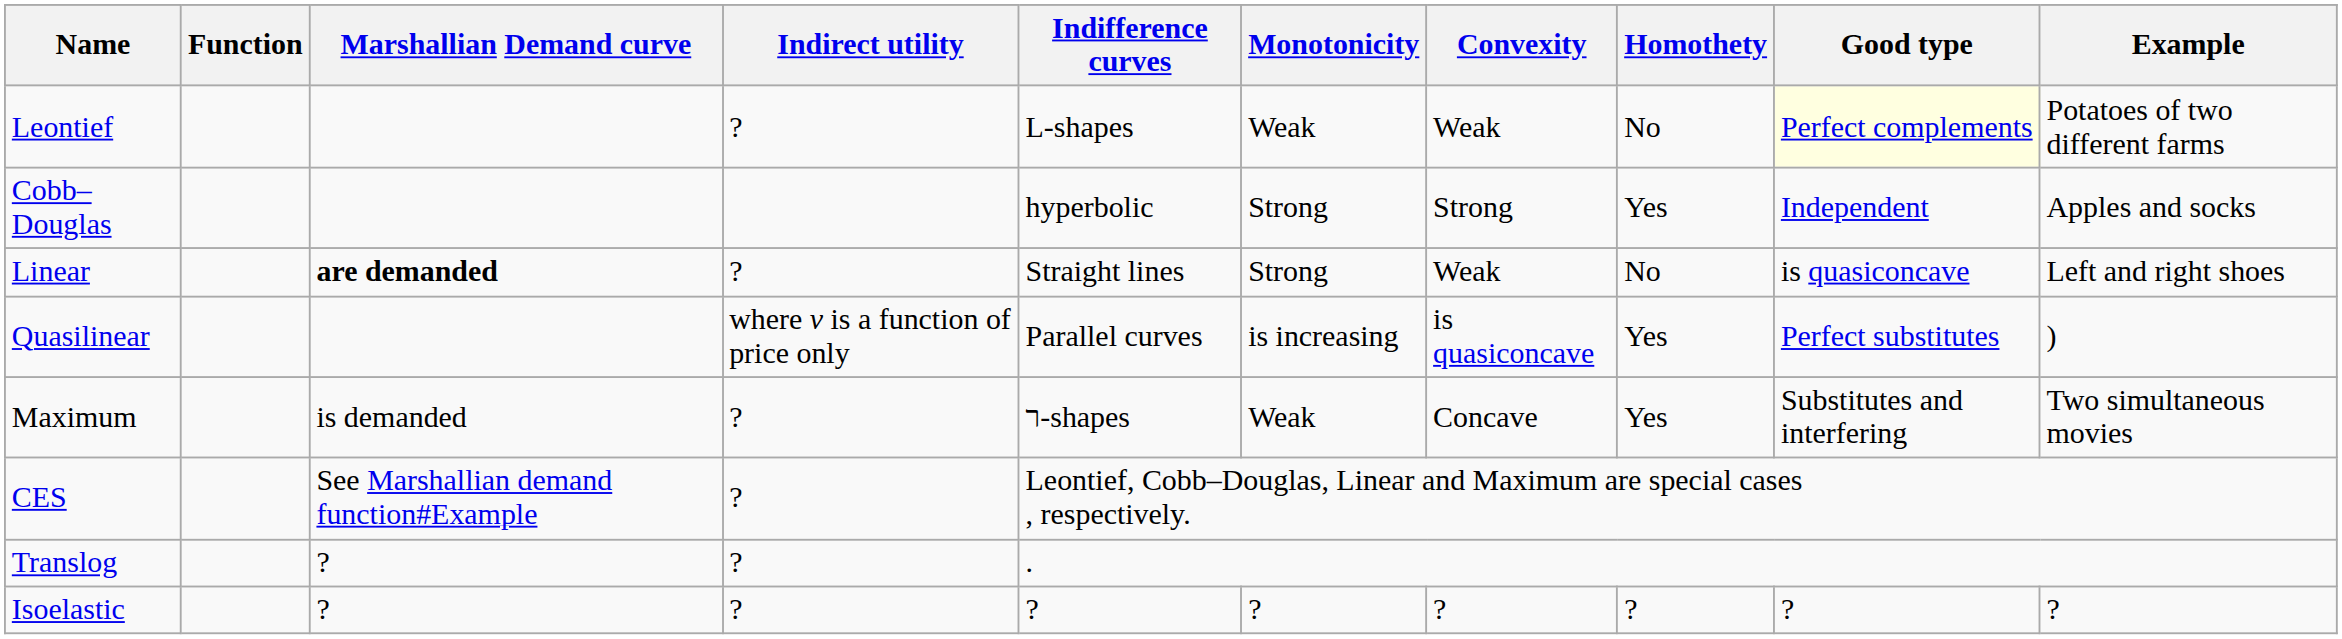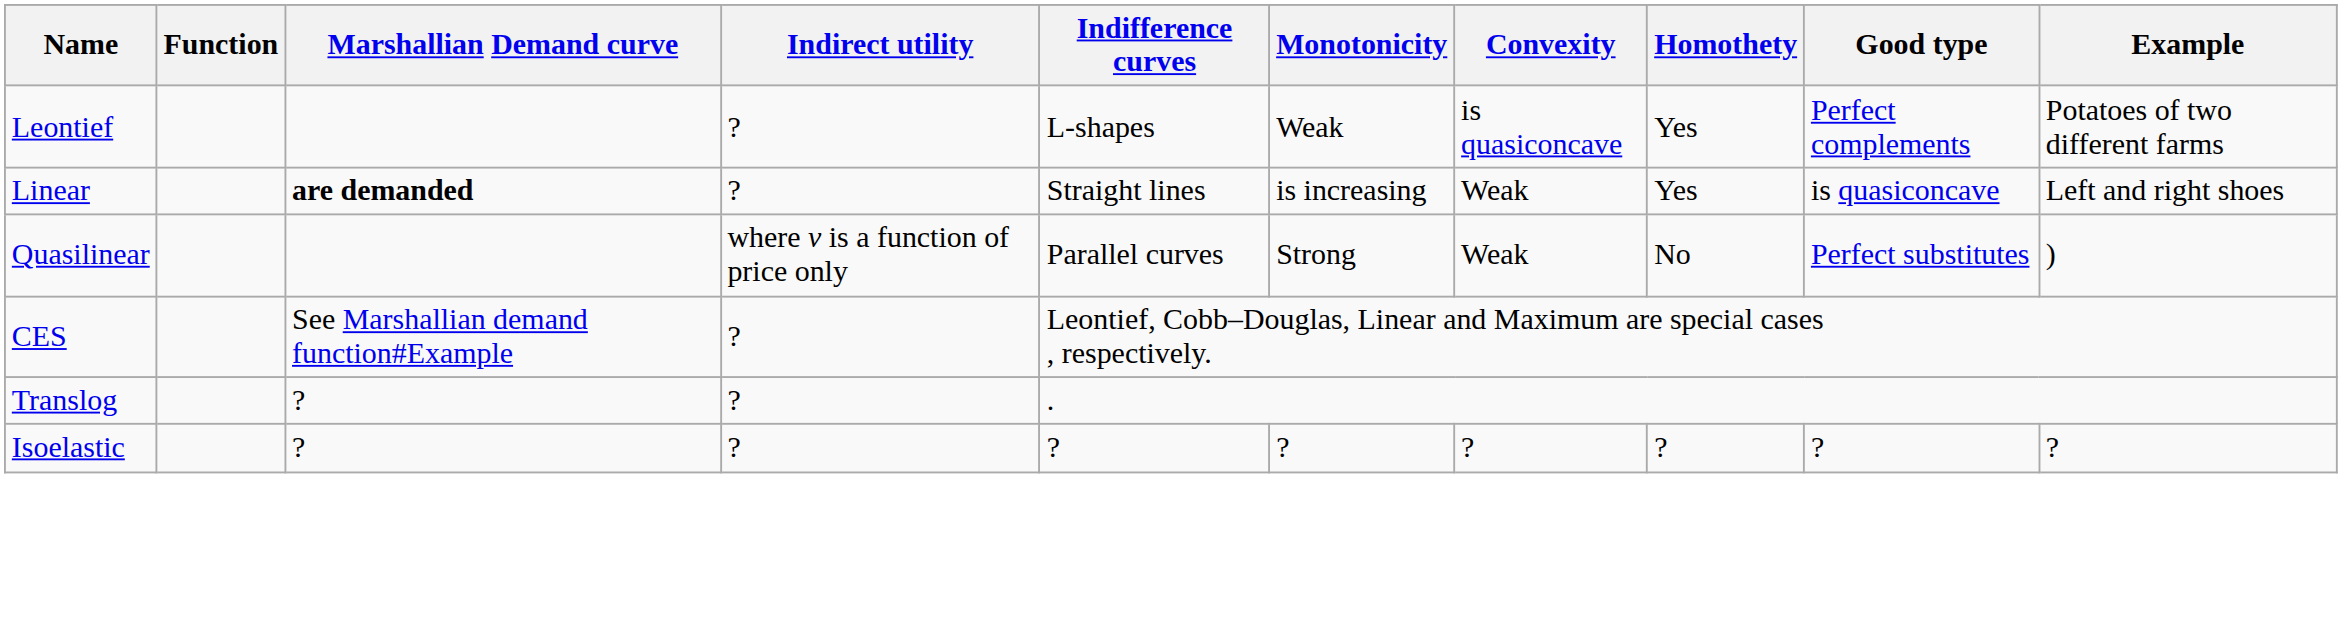(1467, 126) Weak -> (1542, 126) is quasiconcave
(1642, 126) No -> (1676, 126) Yes
(1907, 126) lightyellow background -> (1891, 126) no background
- row: (62, 207)
(1288, 271) Strong -> (1351, 190) is increasing
(1642, 271) No -> (1676, 190) Yes
(1323, 335) is increasing -> (1316, 254) Strong
(1514, 335) is quasiconcave -> (1495, 254) Weak
(1646, 335) Yes -> (1672, 254) No
- row: (74, 416)
